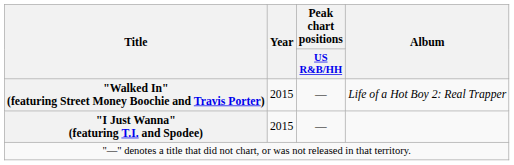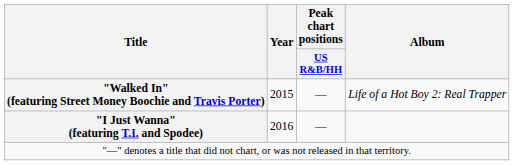(282, 126) 2015 -> (282, 126) 2016
